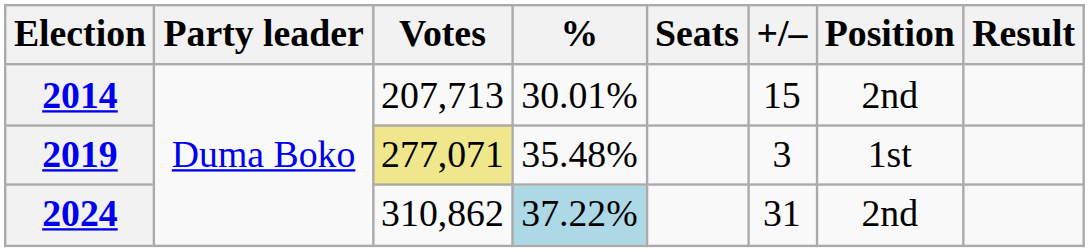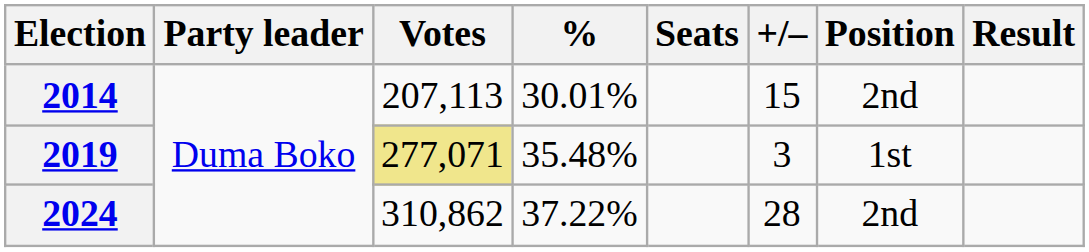(442, 94) 207,713 -> (442, 94) 207,113
(579, 214) lightblue background -> (579, 214) no background
(782, 214) 31 -> (782, 214) 28
